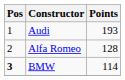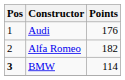(110, 30) 193 -> (110, 30) 176
(110, 48) 128 -> (110, 48) 182
